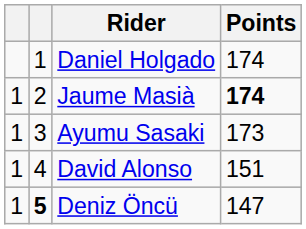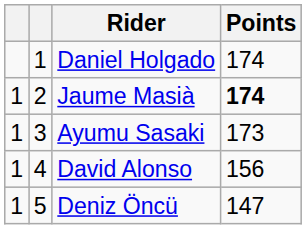(245, 170) 151 -> (245, 170) 156
(40, 206) bold -> (40, 206) normal
